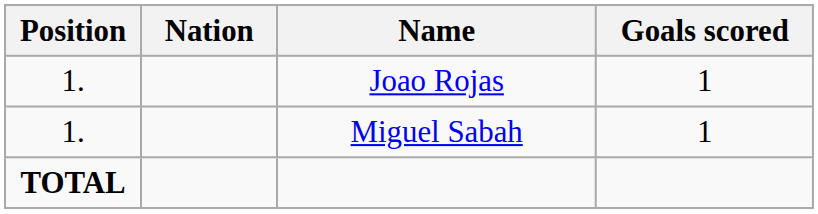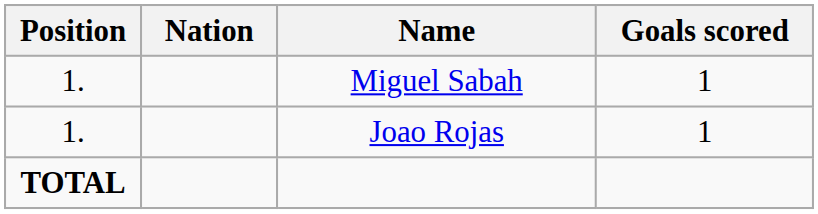rows swapped: (437, 81) <-> (437, 131)
